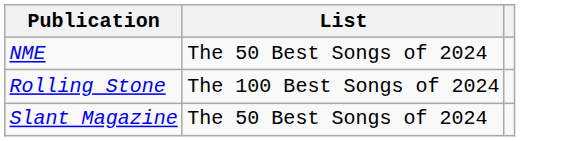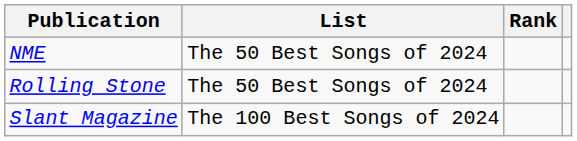+ column: (533, 21)
(343, 86) The 100 Best Songs of 2024 -> (337, 86) The 50 Best Songs of 2024
(337, 119) The 50 Best Songs of 2024 -> (343, 119) The 100 Best Songs of 2024
